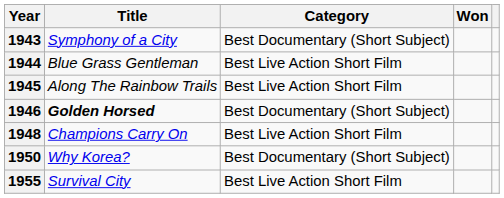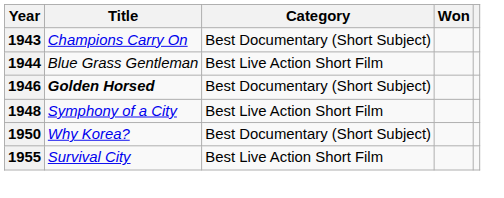(112, 39) Symphony of a City -> (118, 39) Champions Carry On
- row: (24, 87)
(118, 134) Champions Carry On -> (112, 110) Symphony of a City
